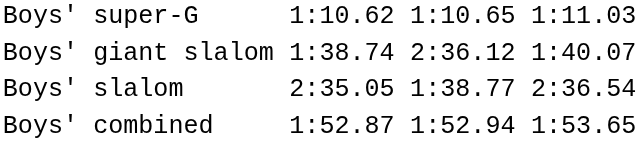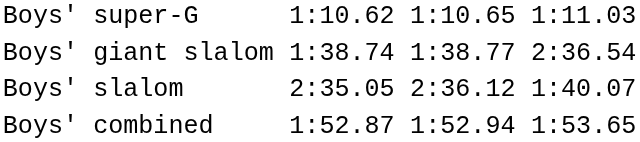(463, 53) 2:36.12 -> (463, 53) 1:38.77
(584, 53) 1:40.07 -> (584, 53) 2:36.54
(463, 90) 1:38.77 -> (463, 90) 2:36.12
(584, 90) 2:36.54 -> (584, 90) 1:40.07
